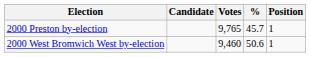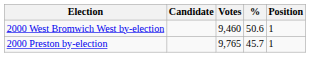rows swapped: (57, 28) <-> (85, 44)
